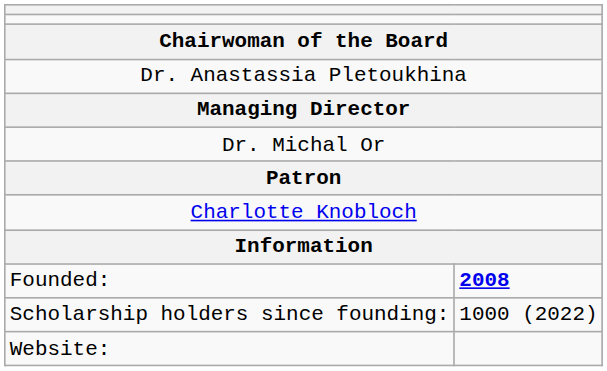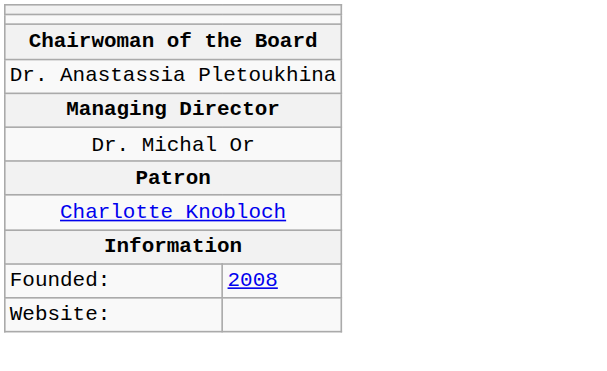(484, 281) bold -> (253, 281) normal
- row: (230, 315)
